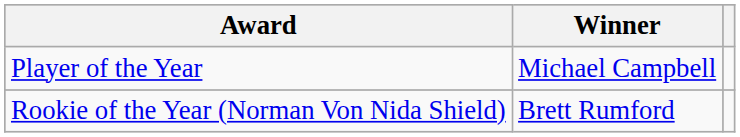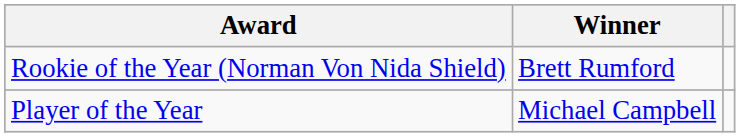rows swapped: (107, 68) <-> (258, 110)
